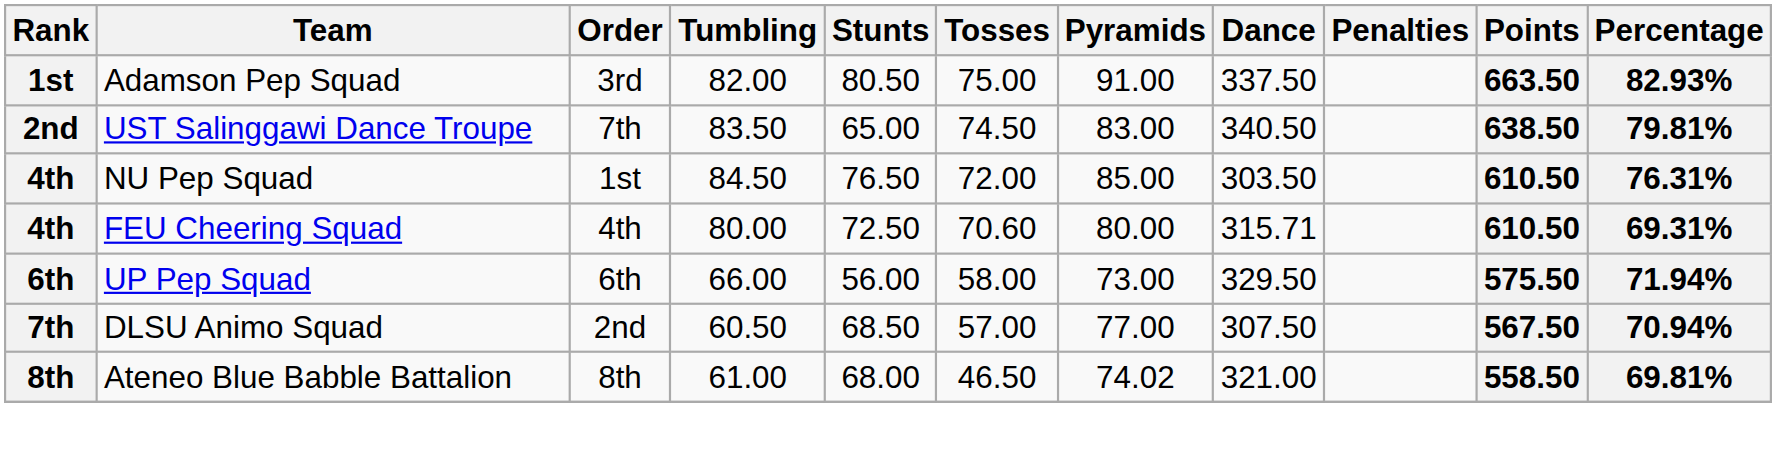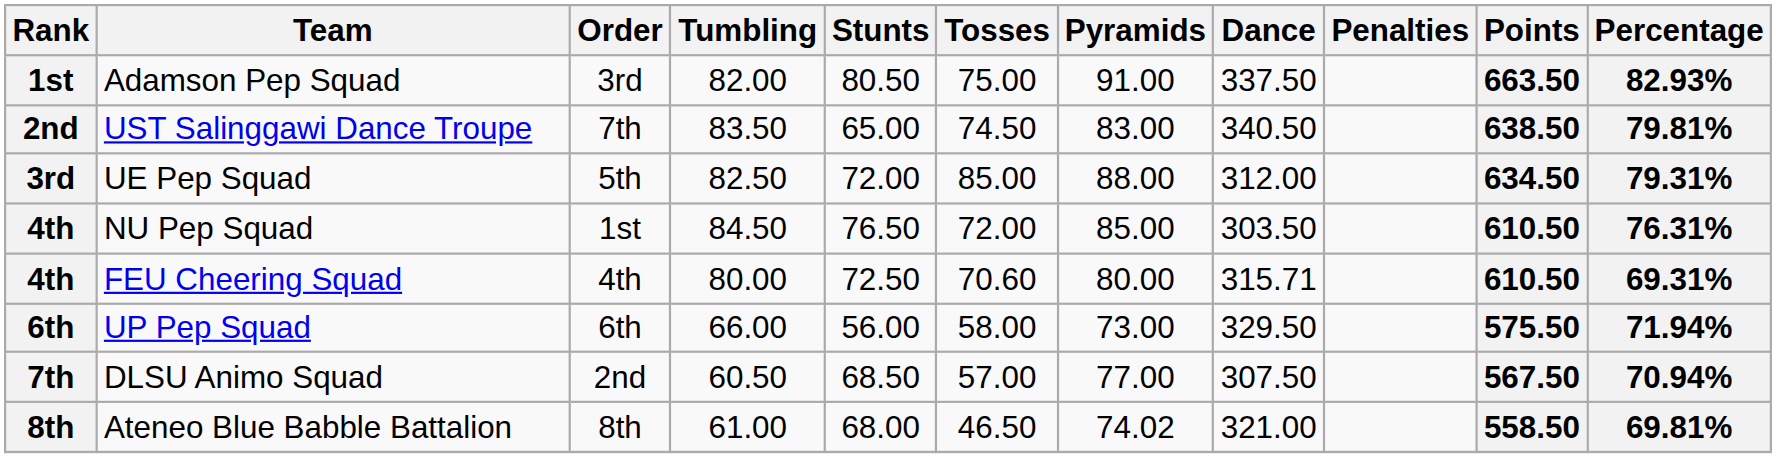+ row: (208, 179)
